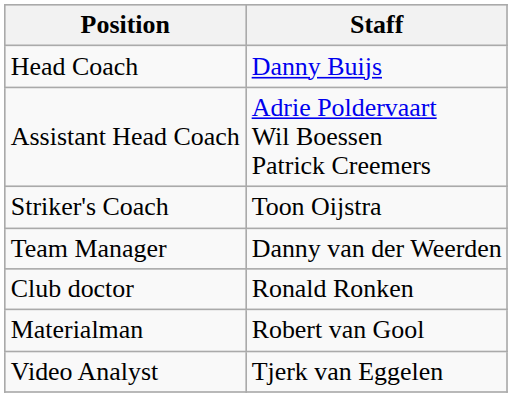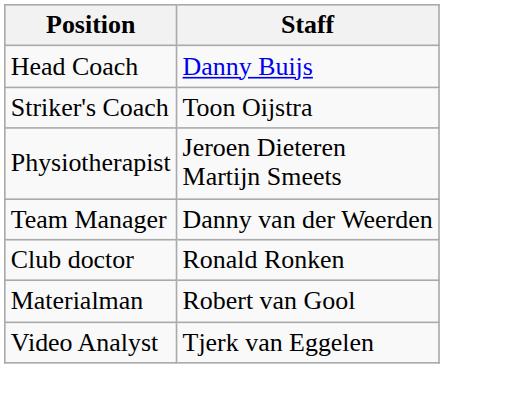- row: (125, 136)
+ row: (91, 162)
